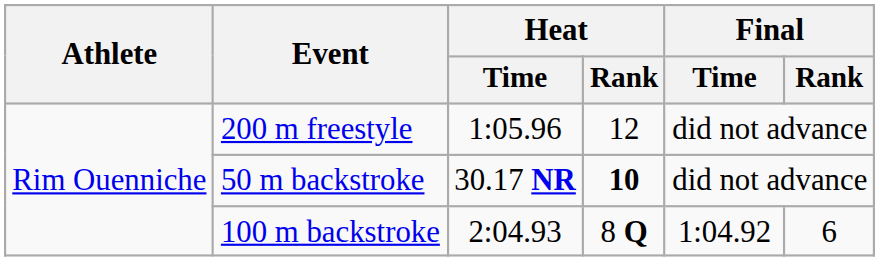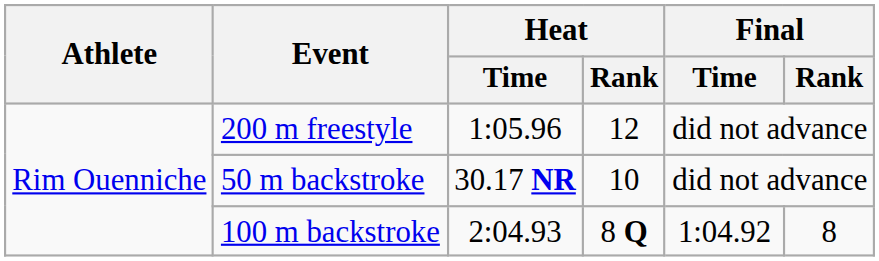(624, 180) bold -> (624, 180) normal
(829, 230) 6 -> (829, 230) 8
